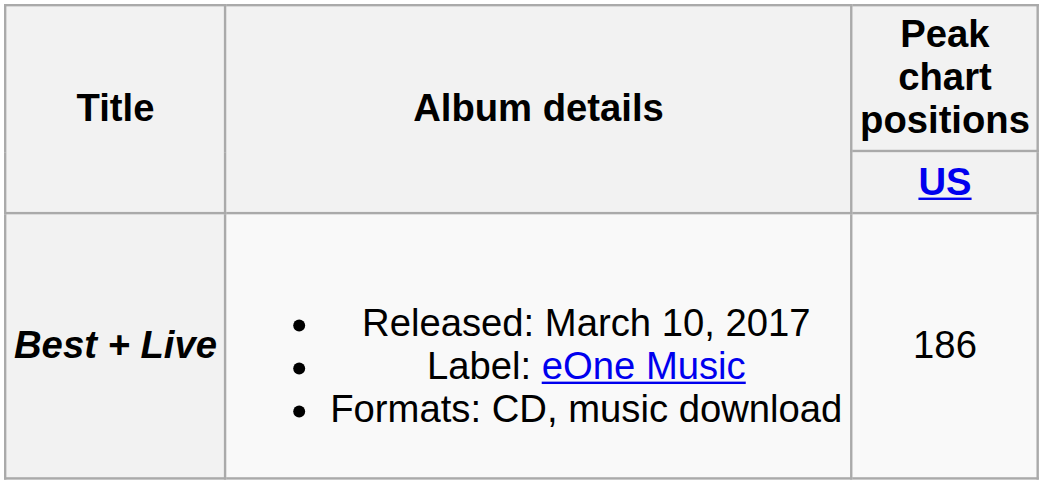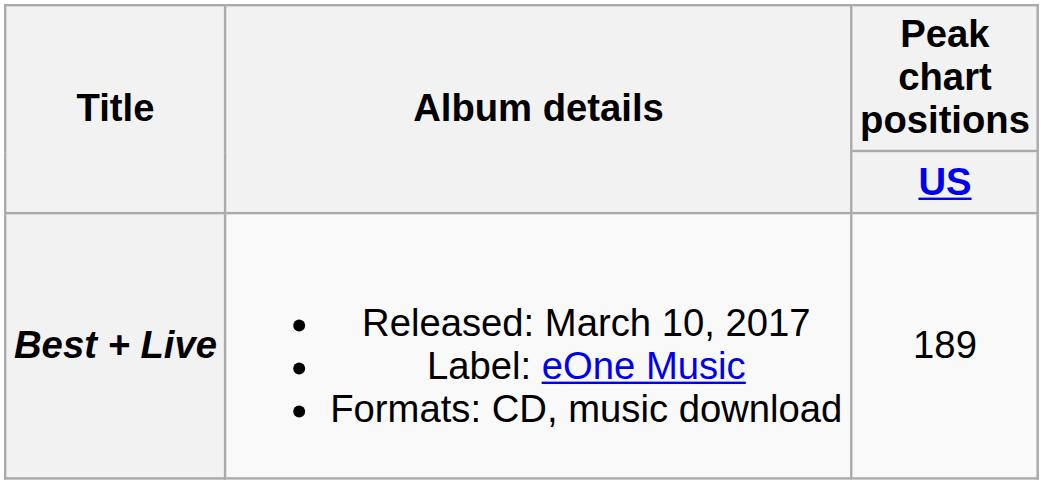(945, 344) 186 -> (945, 344) 189
